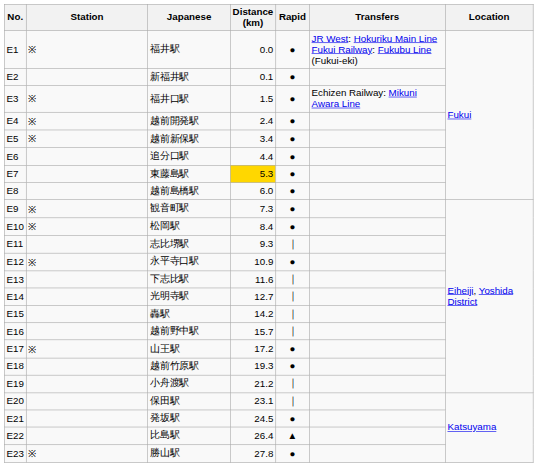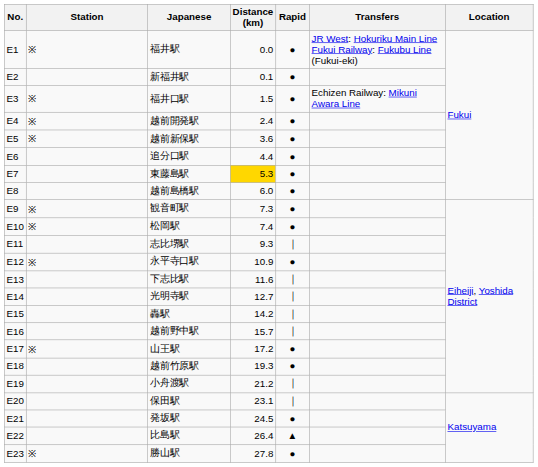(267, 139) 3.4 -> (267, 139) 3.6
(267, 226) 8.4 -> (267, 226) 7.4
